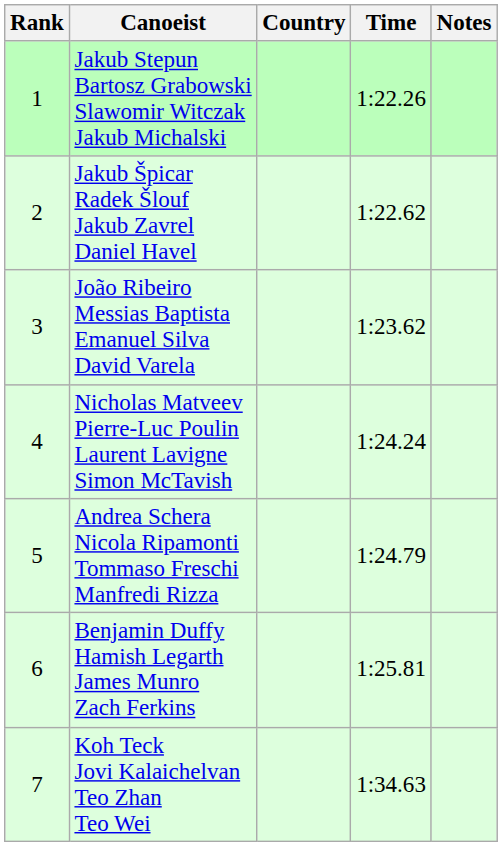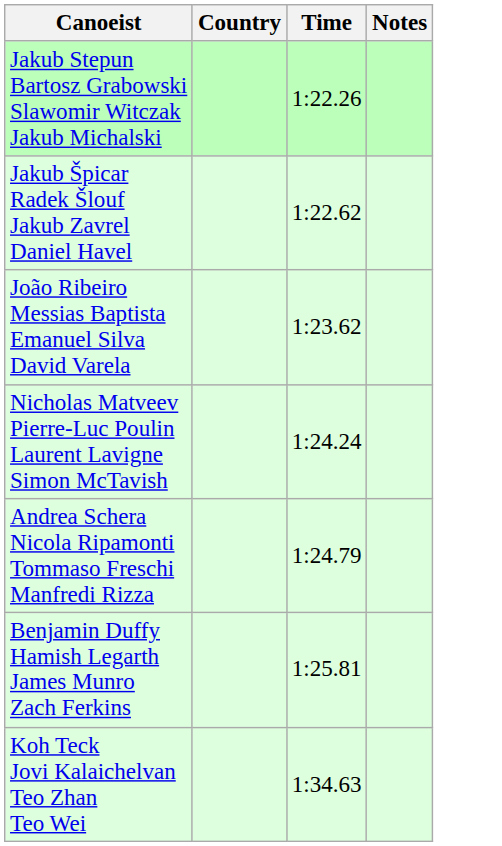- column: (37, 22)
